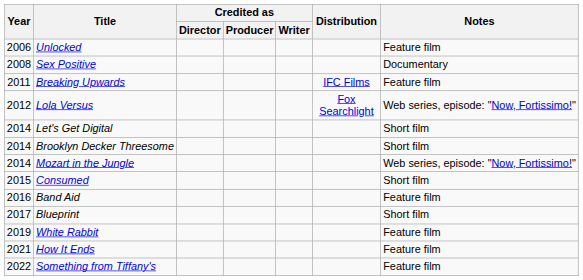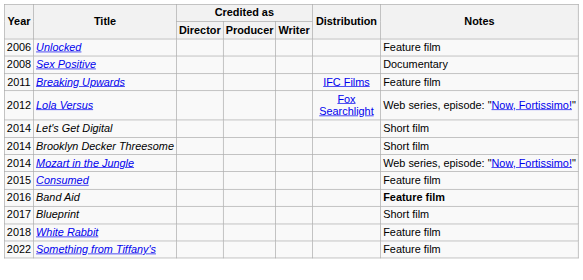(406, 180) Short film -> (412, 180) Feature film
(412, 197) normal -> (414, 197) bold
(19, 232) 2019 -> (19, 232) 2018
- row: (65, 249)
